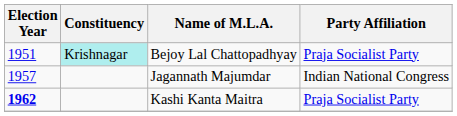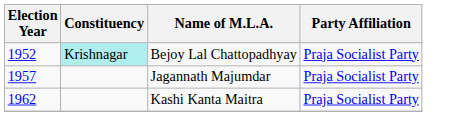(22, 54) 1951 -> (22, 54) 1952
(376, 76) Indian National Congress -> (361, 76) Praja Socialist Party
(22, 99) bold -> (22, 99) normal
